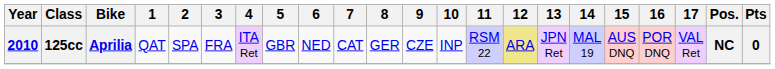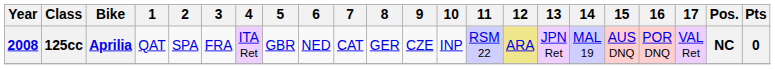(23, 44) 2010 -> (23, 44) 2008
